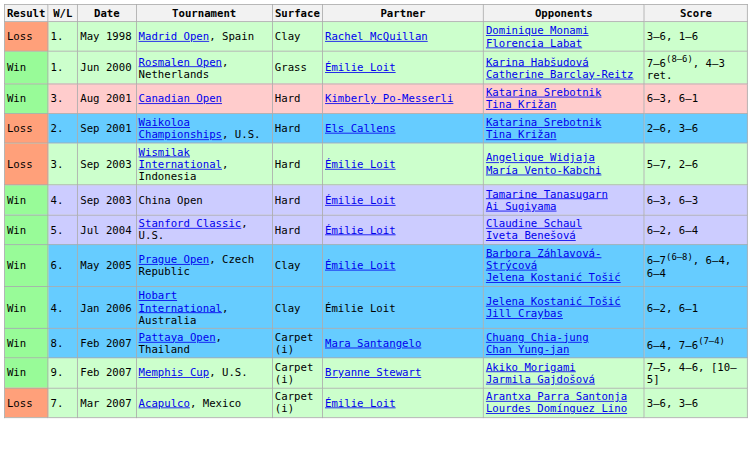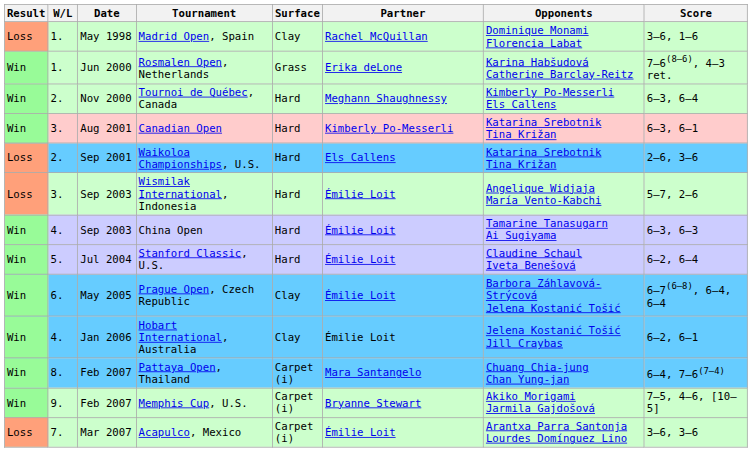(360, 68) Émilie Loit -> (364, 68) Erika deLone
+ row: (196, 99)
